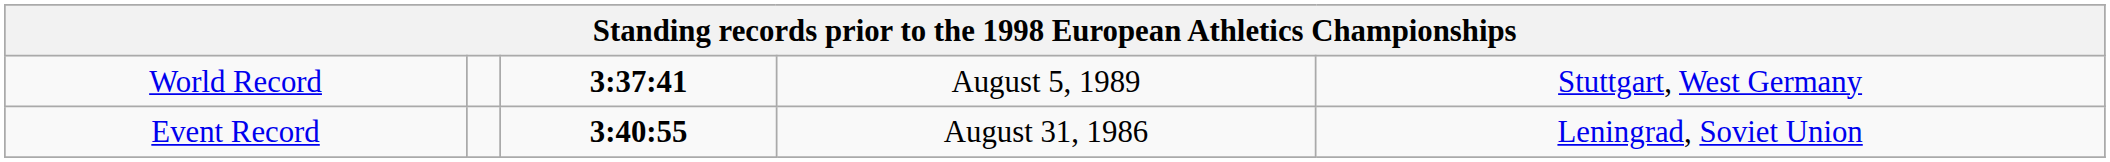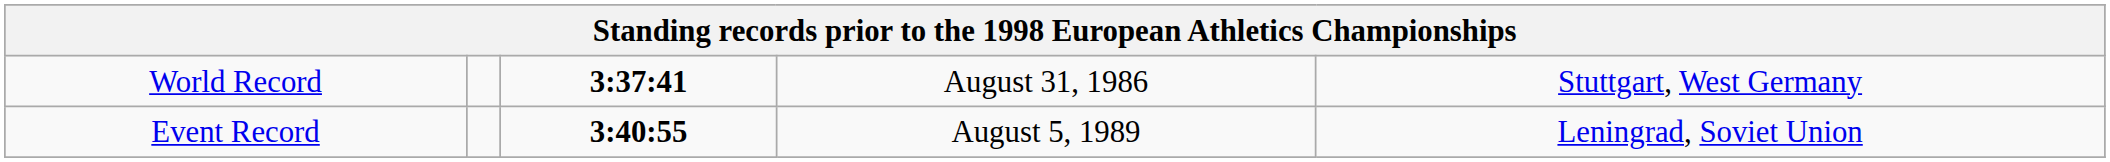(1046, 80) August 5, 1989 -> (1046, 80) August 31, 1986
(1046, 131) August 31, 1986 -> (1046, 131) August 5, 1989
